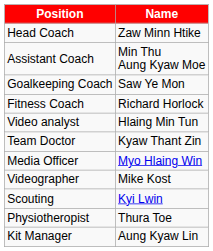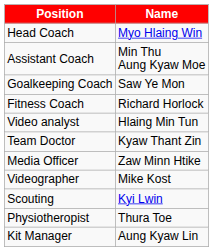(159, 33) Zaw Minn Htike -> (160, 33) Myo Hlaing Win
(160, 160) Myo Hlaing Win -> (159, 160) Zaw Minn Htike
